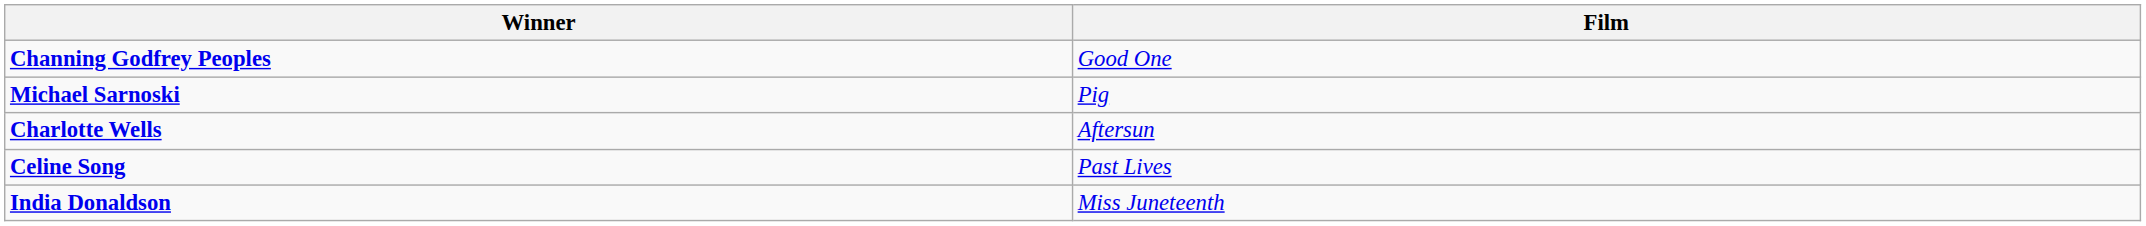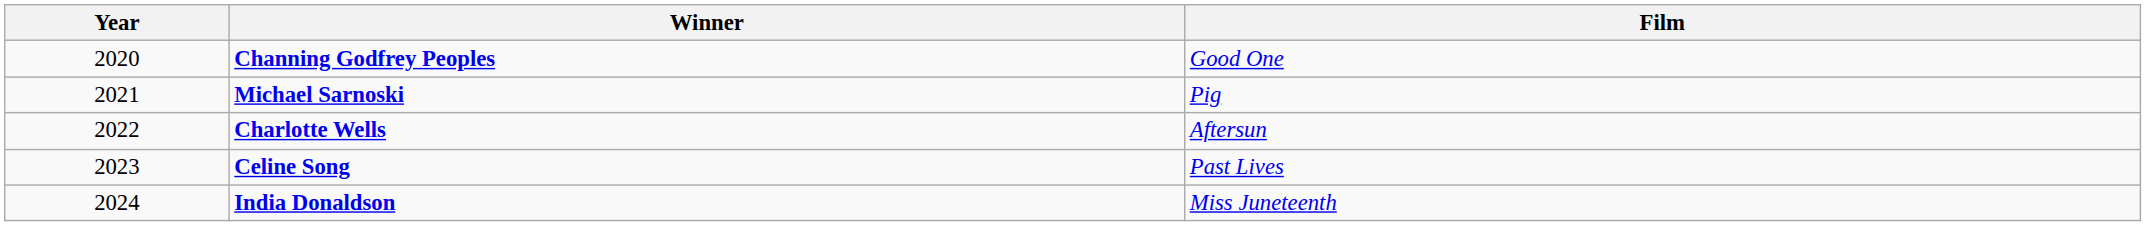+ column: (117, 22)
